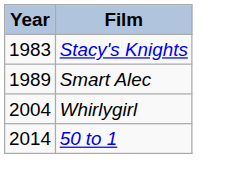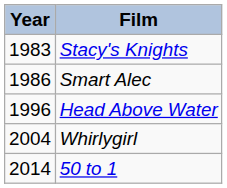(30, 79) 1989 -> (30, 79) 1986
+ row: (139, 109)
